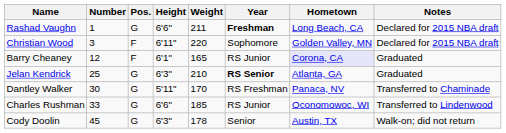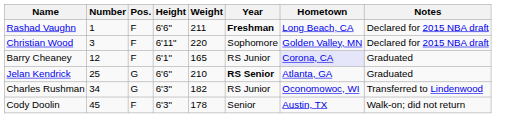(134, 27) G -> (134, 27) F
(164, 74) 6'3" -> (164, 74) 6'6"
- row: (39, 89)
(95, 105) 33 -> (95, 89) 34
(164, 105) 6'6" -> (164, 89) 6'3"
(199, 105) 185 -> (199, 89) 182
(134, 120) G -> (134, 105) F
